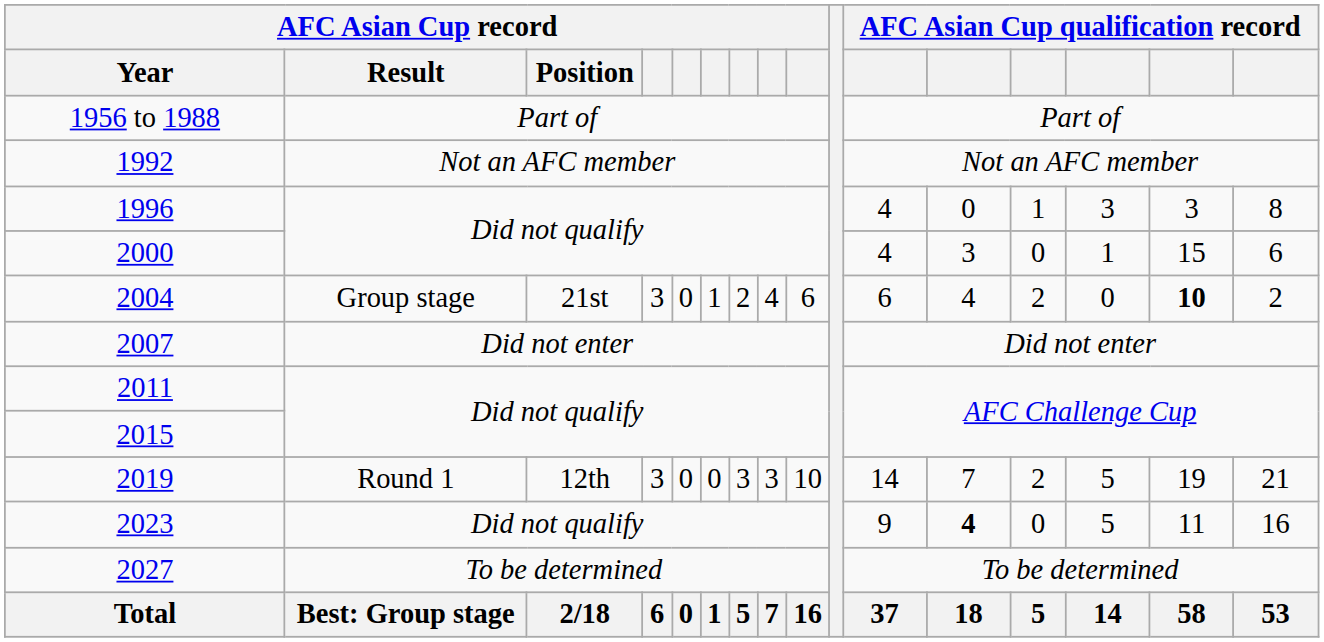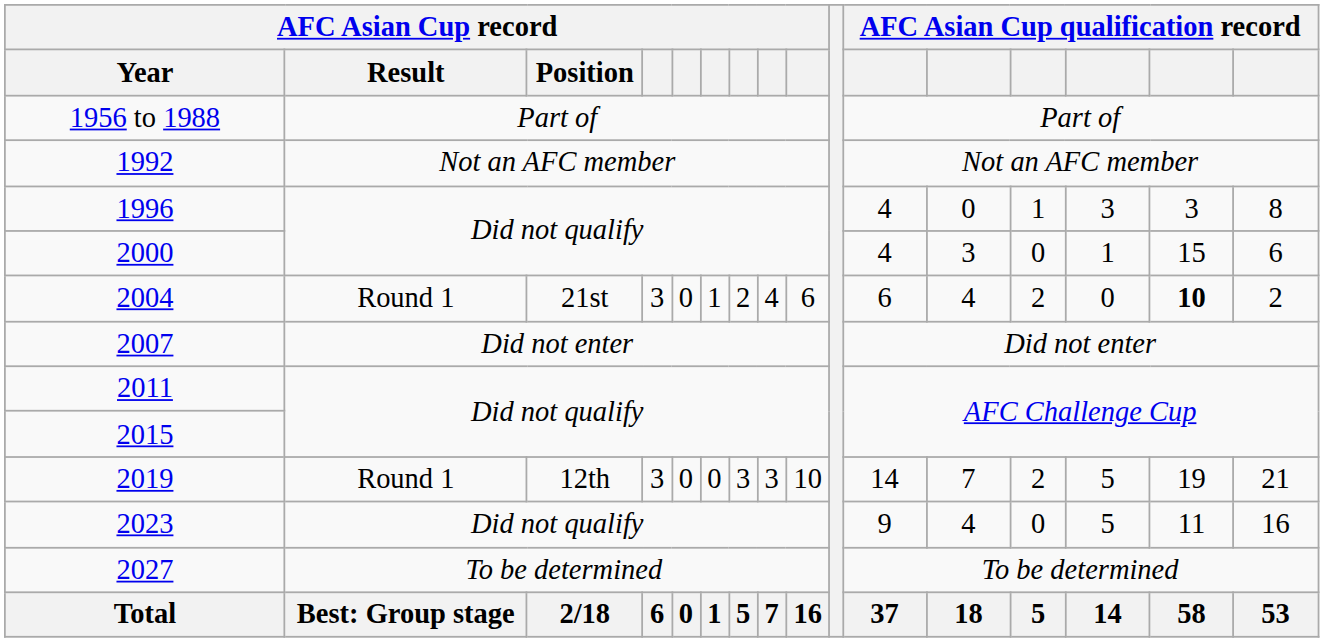(406, 298) Group stage -> (406, 298) Round 1
(968, 523) bold -> (968, 523) normal
